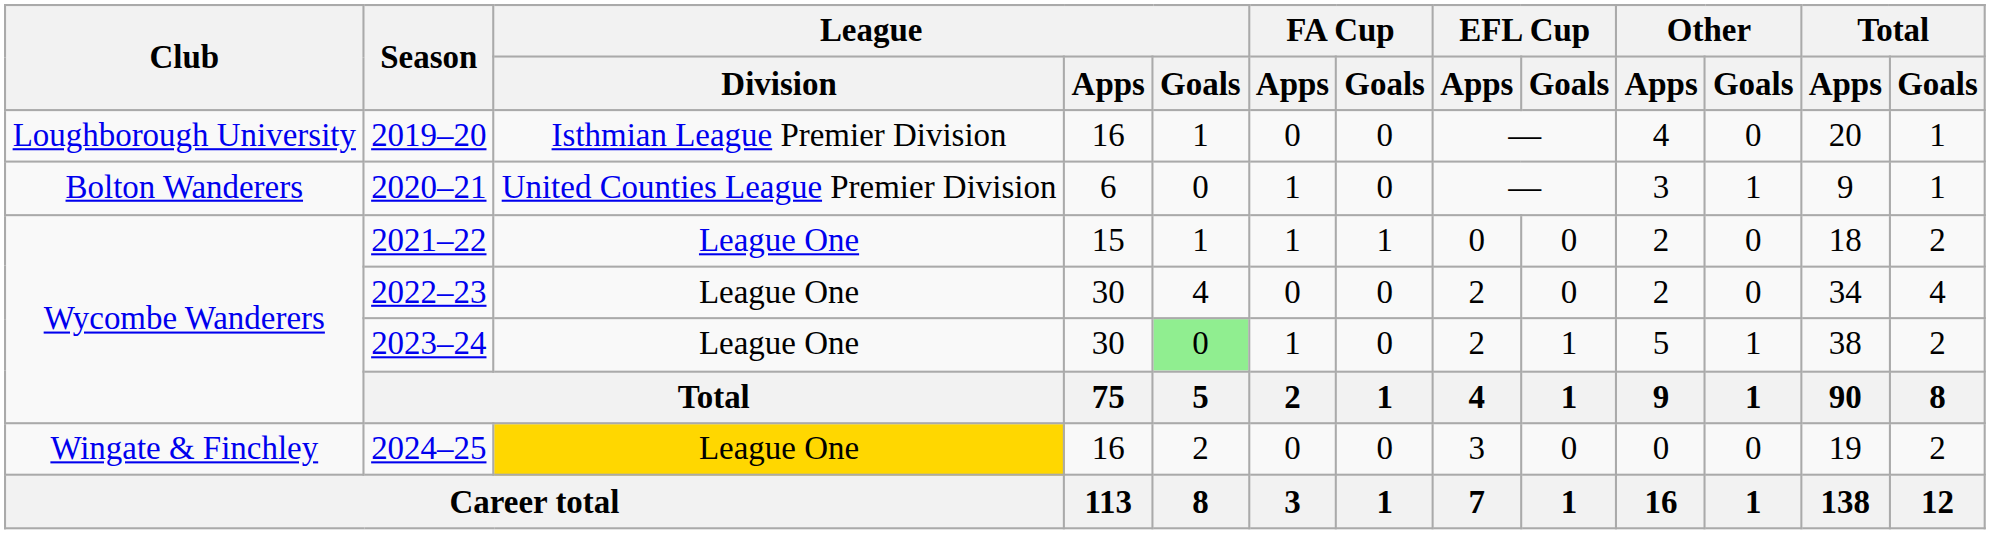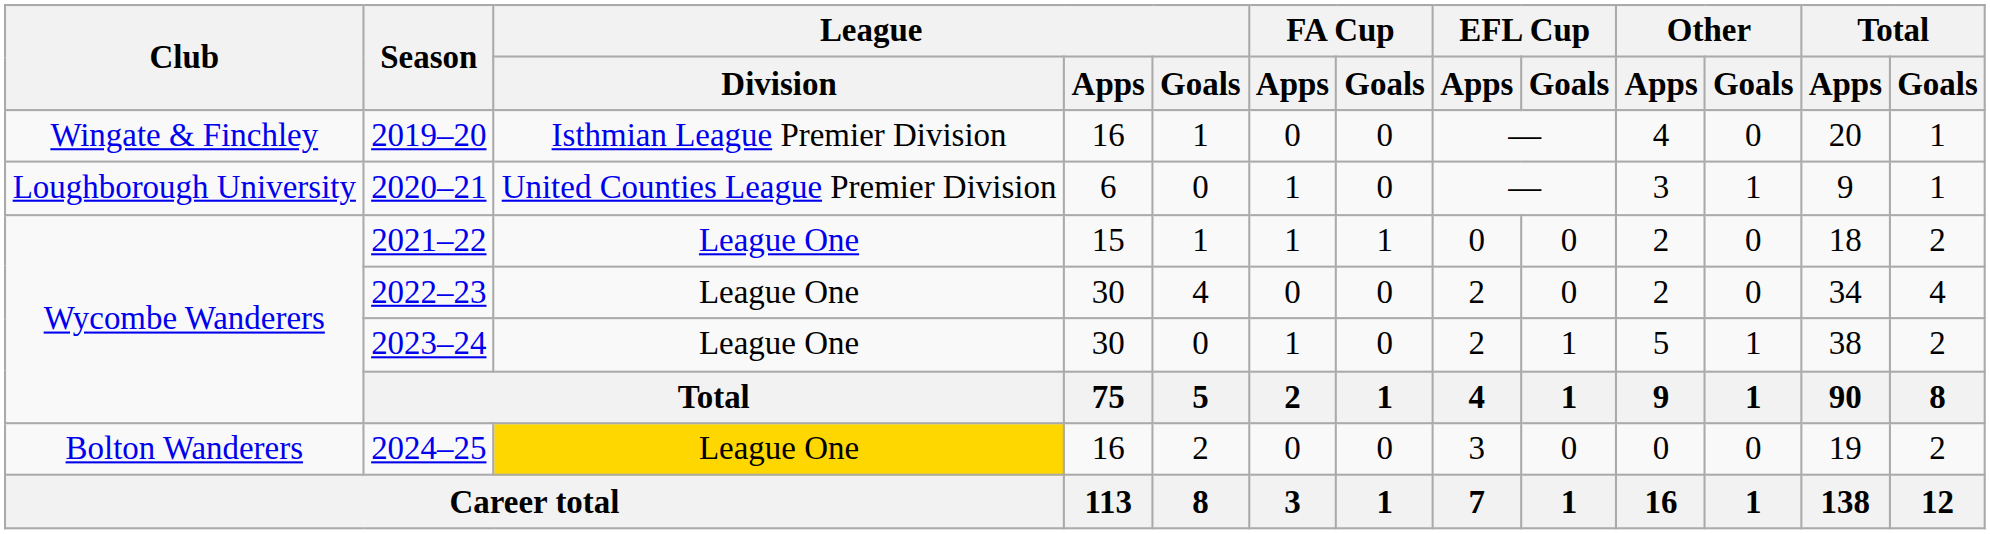(184, 135) Loughborough University -> (184, 135) Wingate & Finchley
(184, 187) Bolton Wanderers -> (184, 187) Loughborough University
(1200, 344) lightgreen background -> (1200, 344) no background
(184, 448) Wingate & Finchley -> (184, 448) Bolton Wanderers
